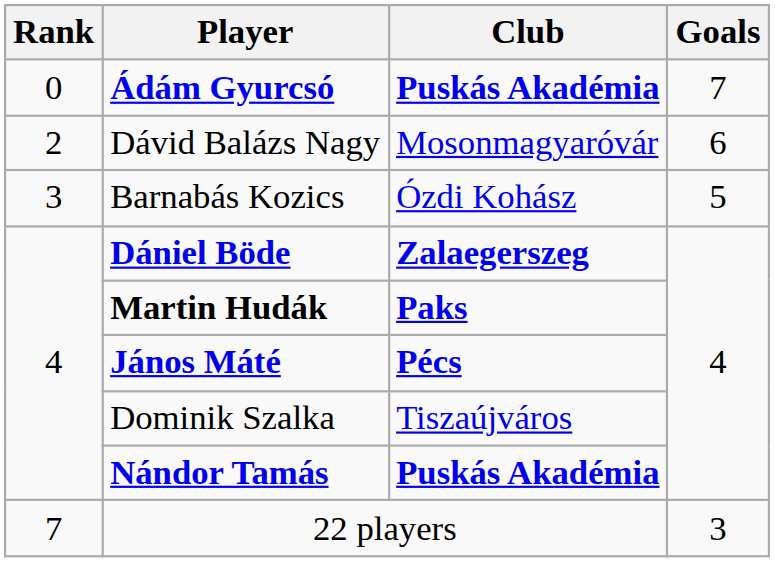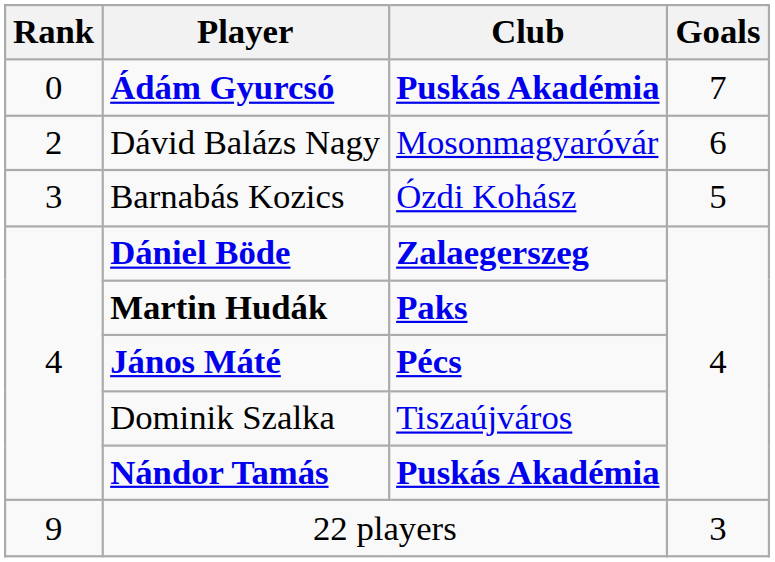(54, 527) 7 -> (54, 527) 9
